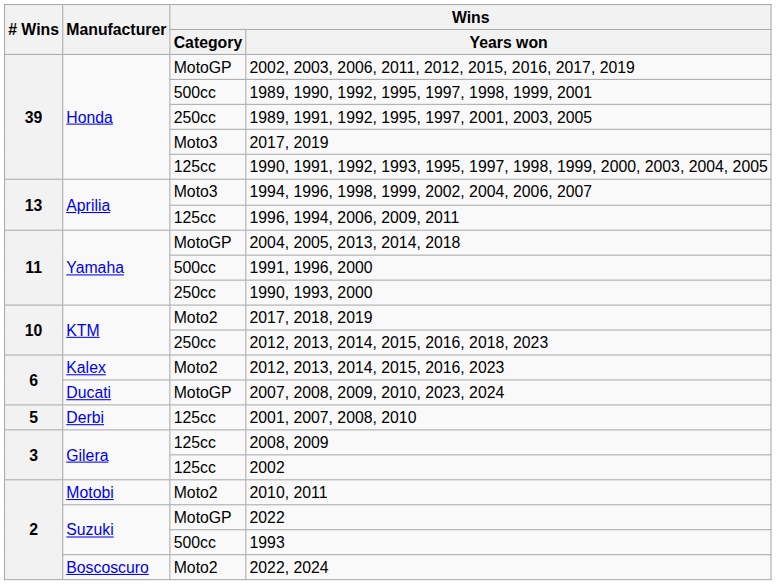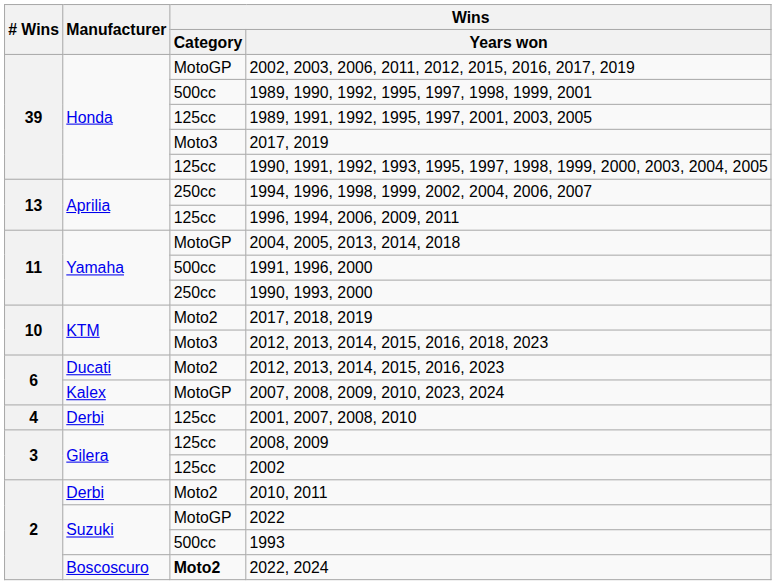(195, 117) 250cc -> (195, 117) 125cc
(196, 192) Moto3 -> (195, 192) 250cc
(195, 343) 250cc -> (196, 343) Moto3
(86, 368) Kalex -> (89, 368) Ducati
(89, 393) Ducati -> (86, 393) Kalex
(34, 418) 5 -> (34, 418) 4
(90, 493) Motobi -> (85, 493) Derbi
(196, 568) normal -> (197, 568) bold
